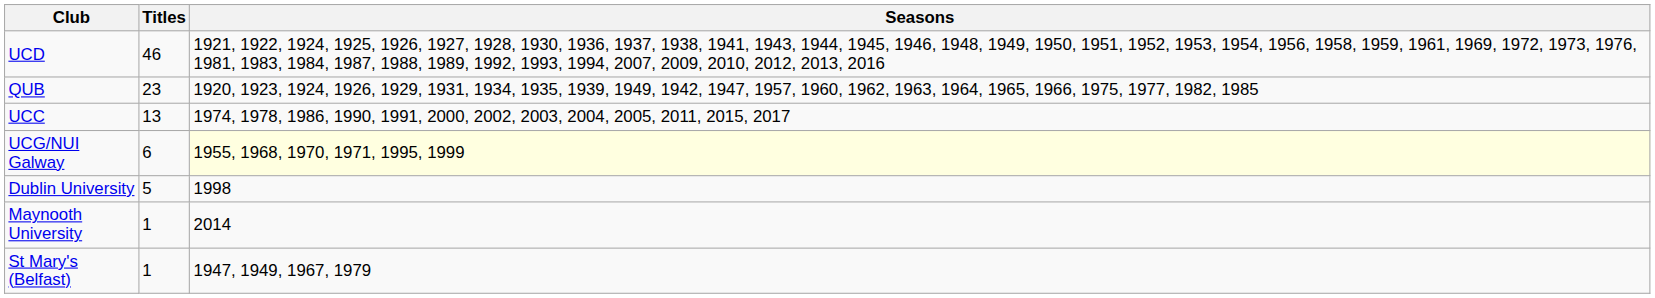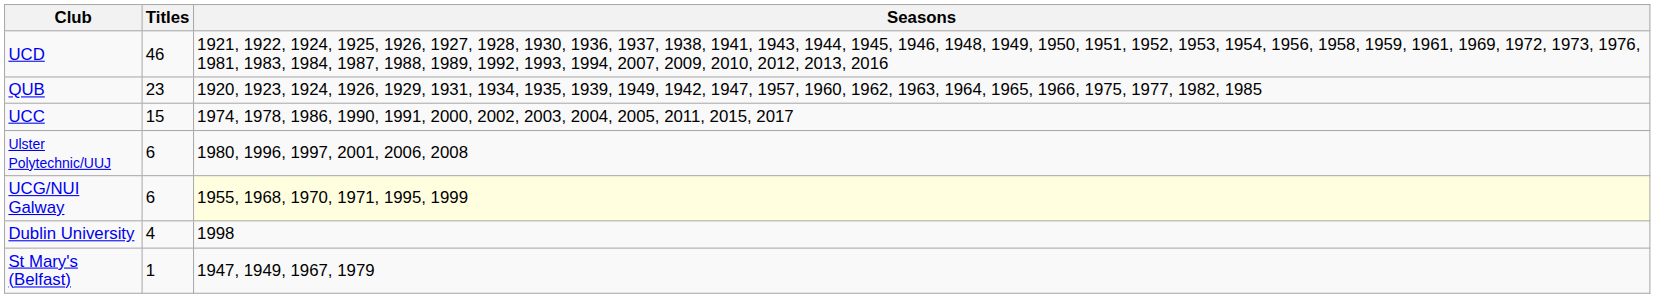(152, 116) 13 -> (155, 116) 15
+ row: (60, 153)
(147, 188) 5 -> (150, 234) 4
- row: (45, 224)
